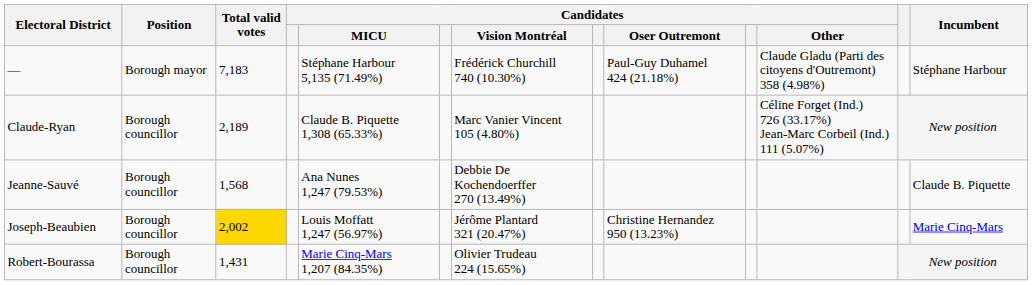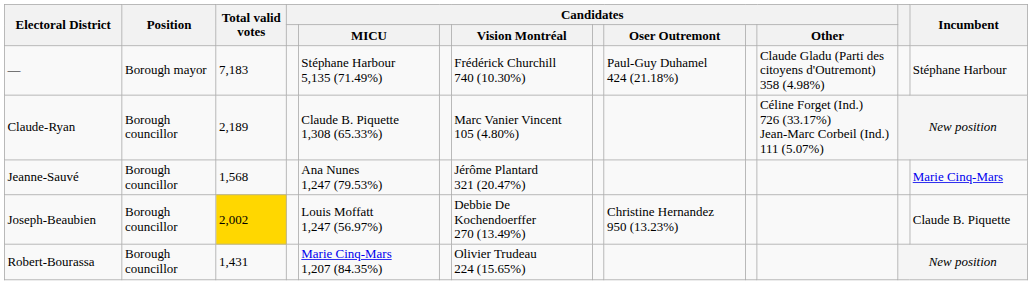(495, 184) Debbie De Kochendoerffer 270 (13.49%) -> (496, 177) Jérôme Plantard 321 (20.47%)
(962, 184) Claude B. Piquette -> (958, 177) Marie Cinq-Mars
(496, 226) Jérôme Plantard 321 (20.47%) -> (495, 219) Debbie De Kochendoerffer 270 (13.49%)
(958, 226) Marie Cinq-Mars -> (962, 219) Claude B. Piquette
